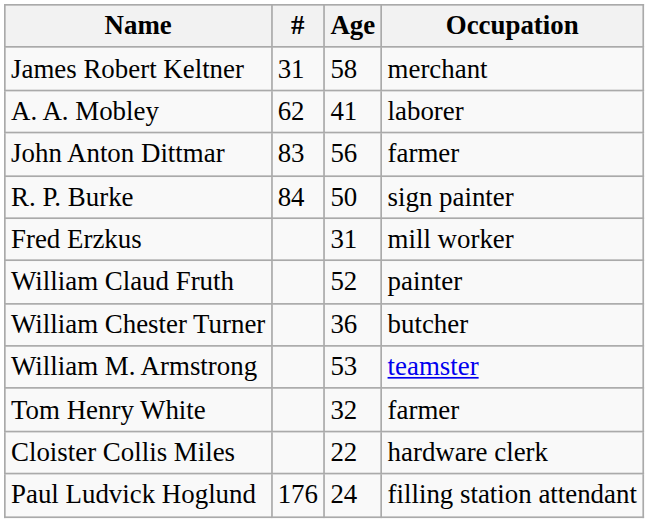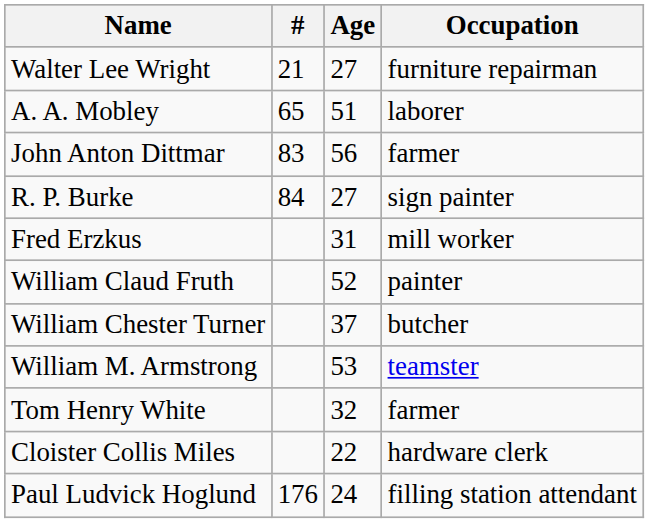+ row: (111, 68)
- row: (127, 68)
(291, 111) 62 -> (291, 111) 65
(344, 111) 41 -> (344, 111) 51
(344, 196) 50 -> (344, 196) 27
(344, 324) 36 -> (344, 324) 37
